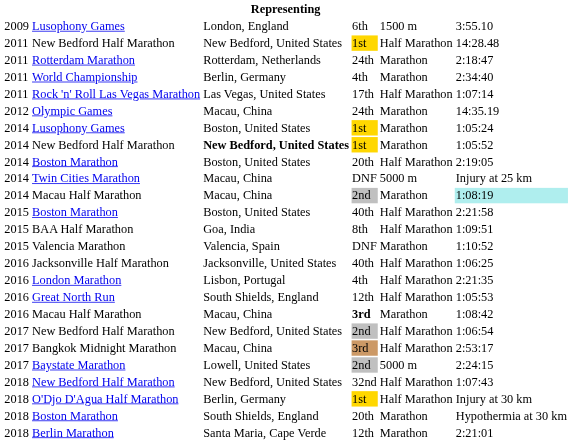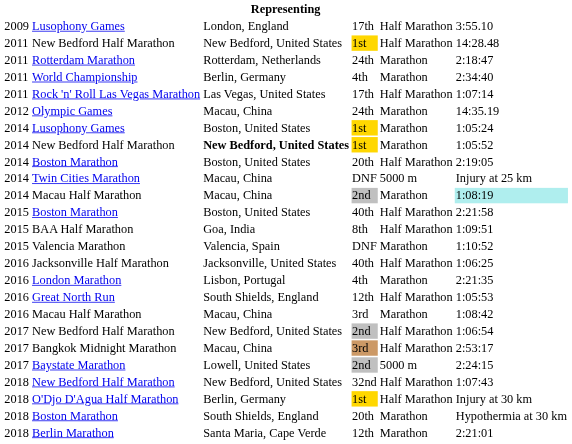(360, 26) 6th -> (363, 26) 17th
(398, 26) 1500 m -> (416, 26) Half Marathon
(416, 280) Half Marathon -> (404, 280) Marathon
(361, 314) bold -> (360, 314) normal
